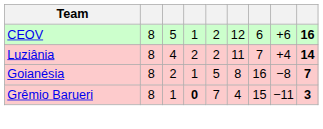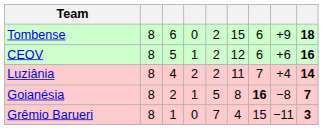+ row: (36, 34)
(260, 74) normal -> (260, 94) bold
(195, 94) bold -> (195, 114) normal
